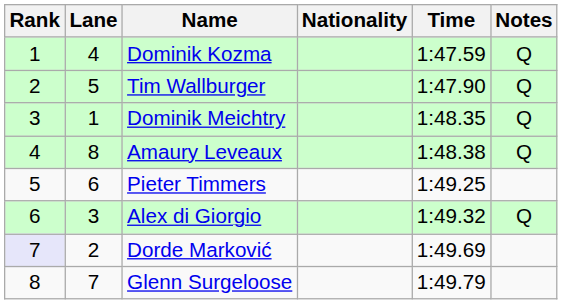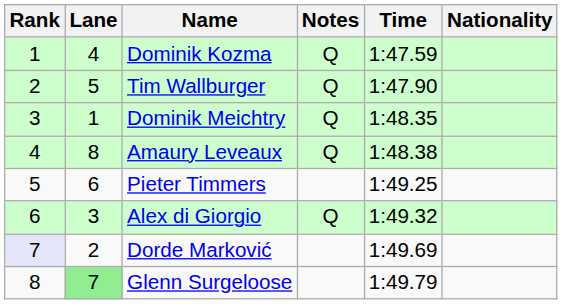columns swapped: (355, 20) <-> (524, 20)
(93, 282) no background -> (93, 282) lightgreen background
